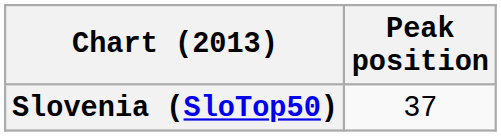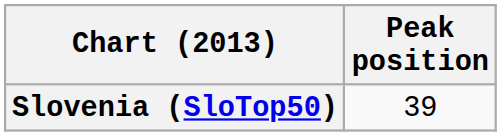(420, 108) 37 -> (420, 108) 39
